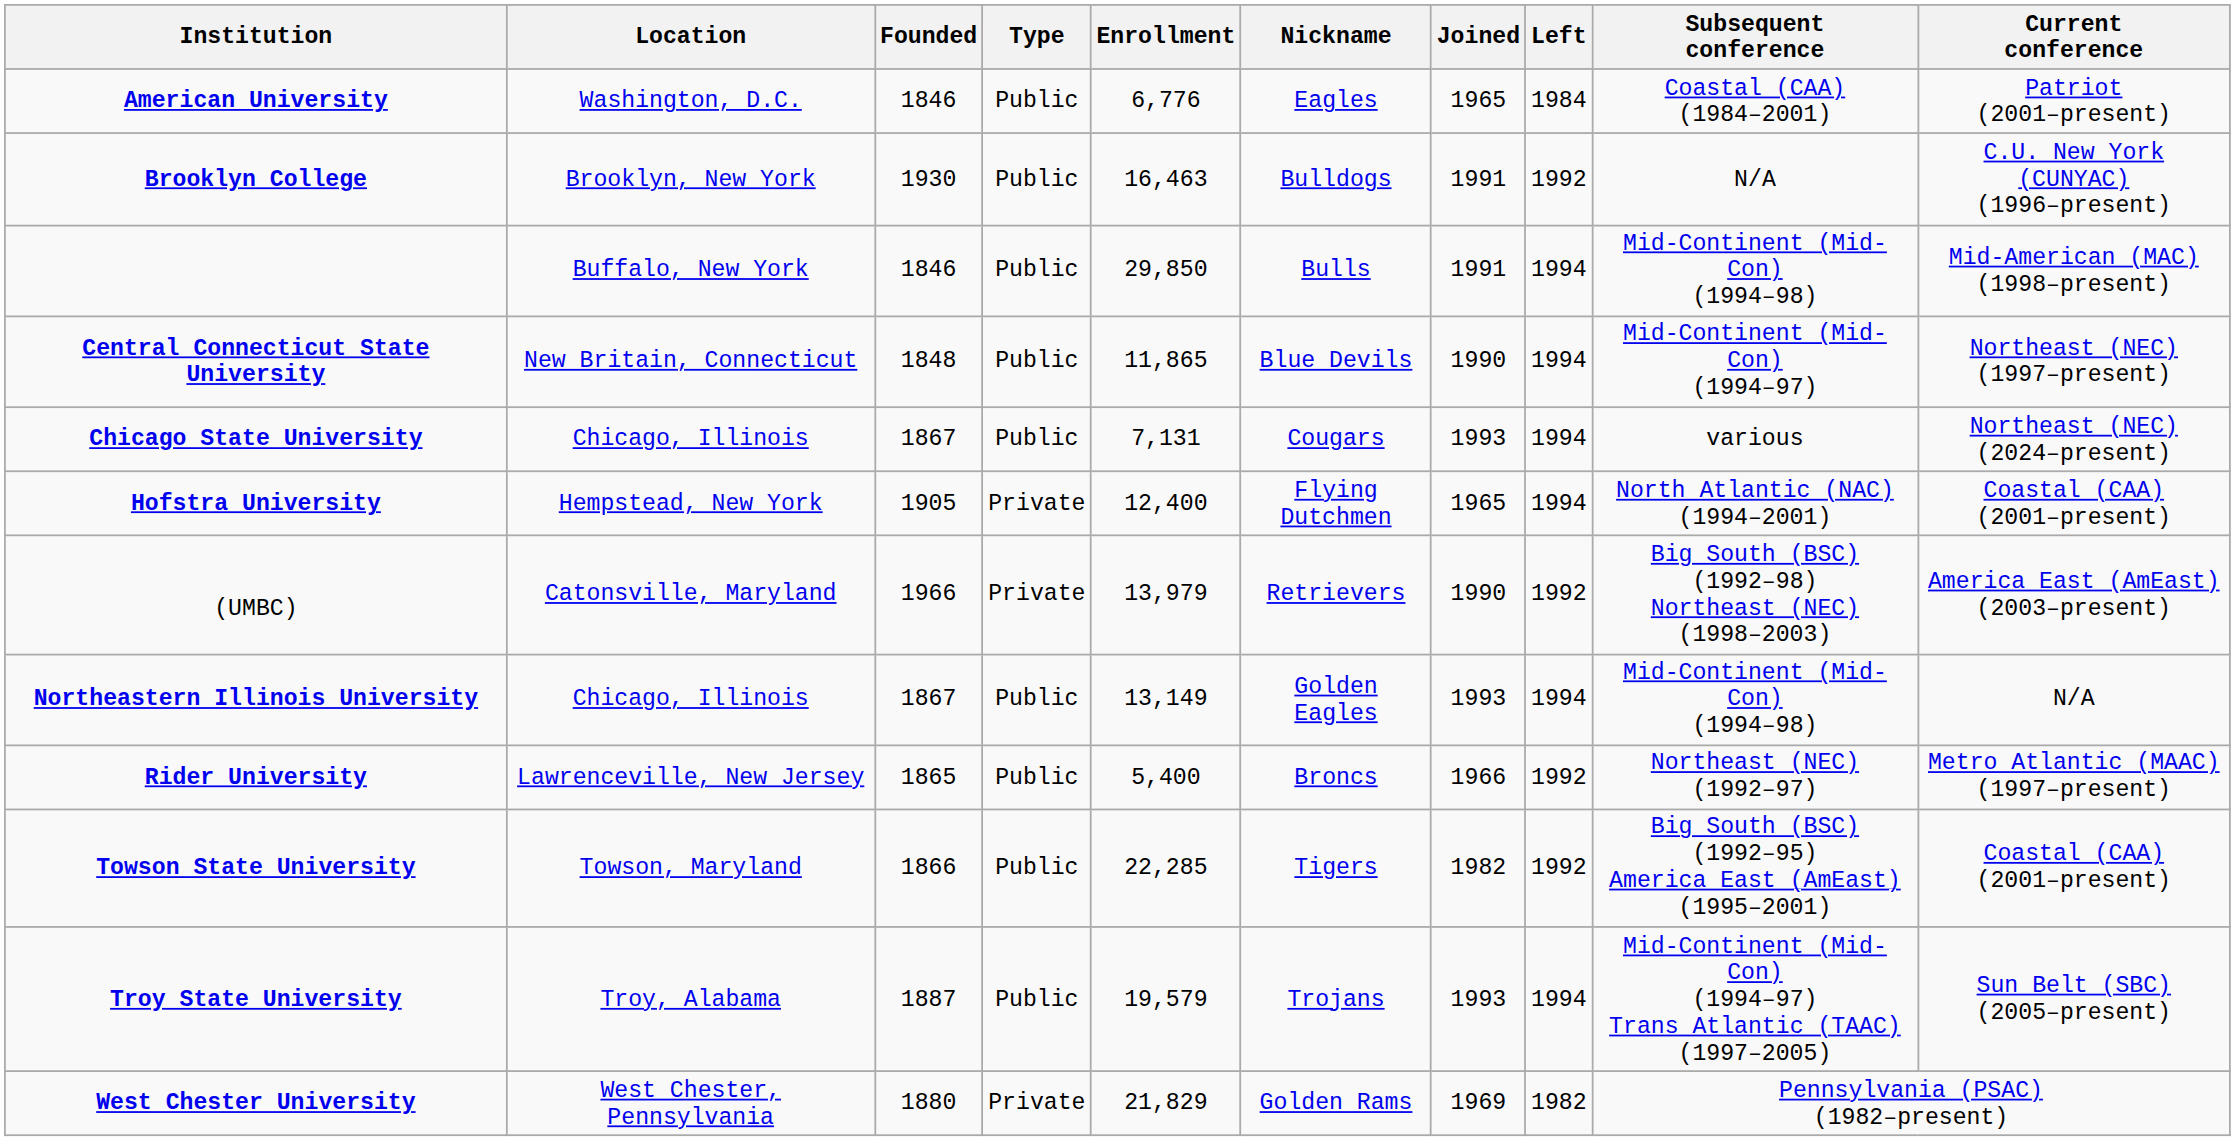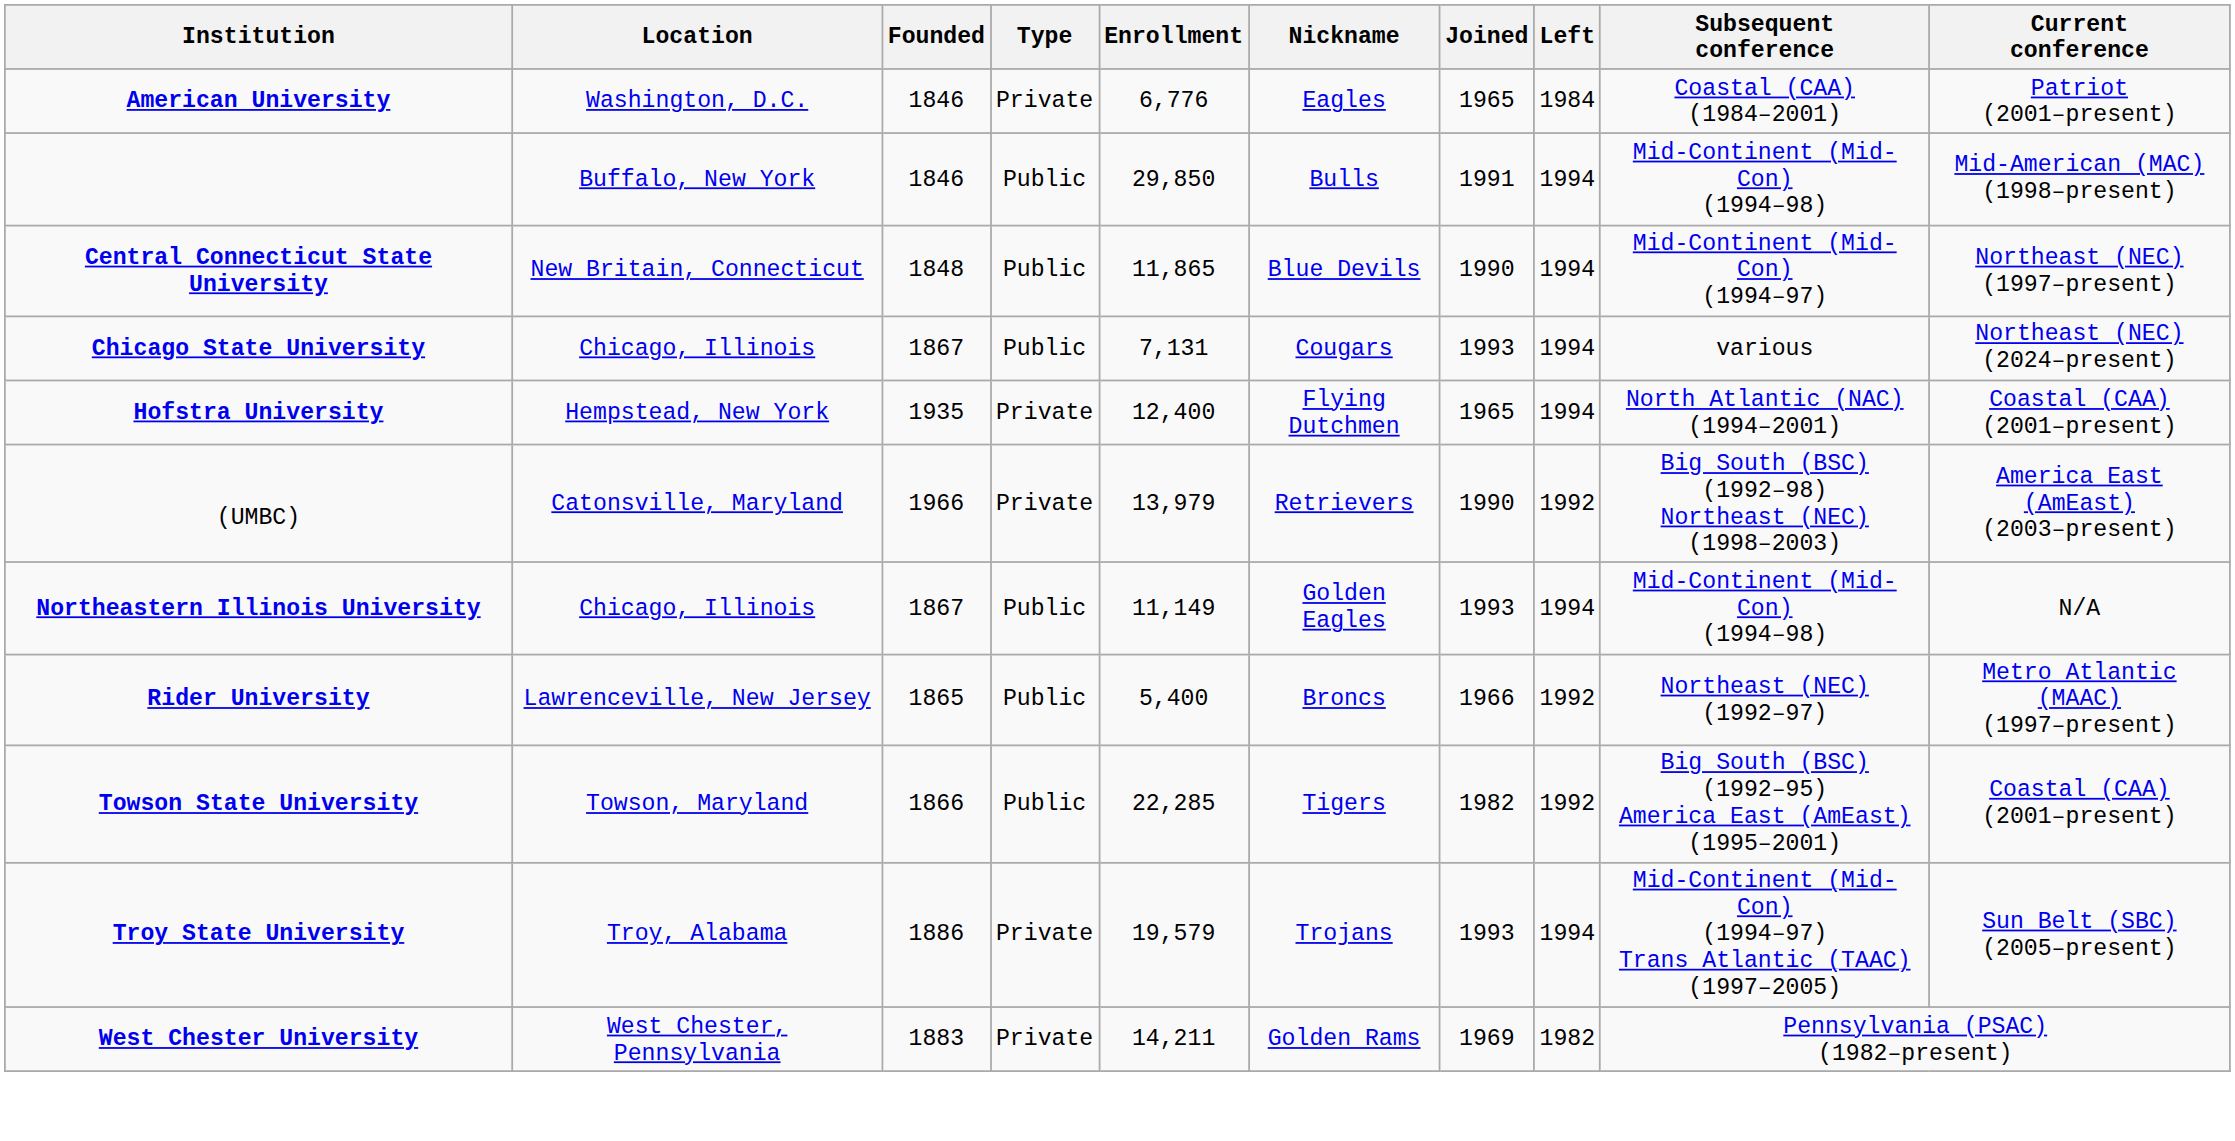(1037, 102) Public -> (1045, 102) Private
- row: (256, 179)
(929, 504) 1905 -> (936, 413) 1935
(1166, 699) 13,149 -> (1174, 608) 11,149
(929, 999) 1887 -> (936, 935) 1886
(1037, 999) Public -> (1045, 935) Private
(929, 1104) 1880 -> (936, 1039) 1883
(1166, 1104) 21,829 -> (1174, 1039) 14,211
